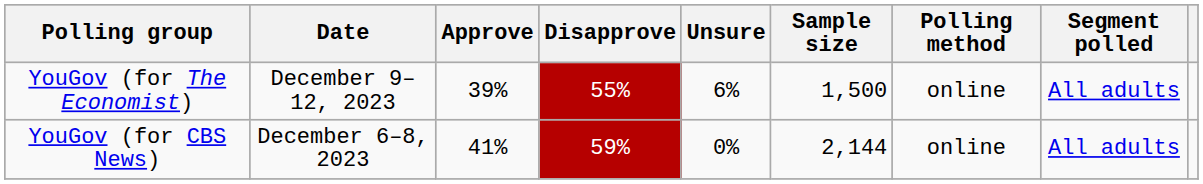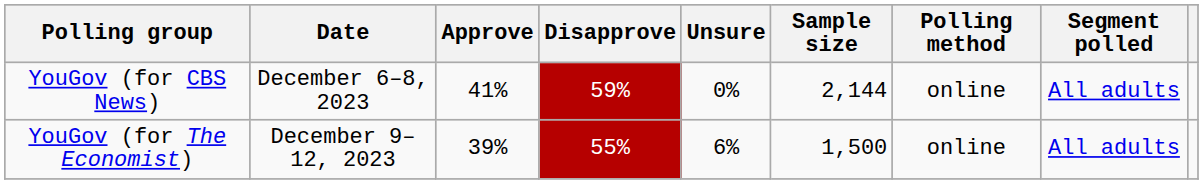rows swapped: (127, 148) <-> (127, 91)
